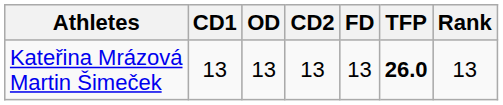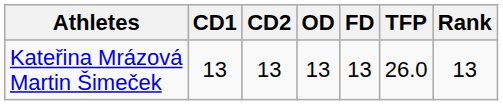columns swapped: (313, 23) <-> (264, 23)
(406, 70) bold -> (406, 70) normal
